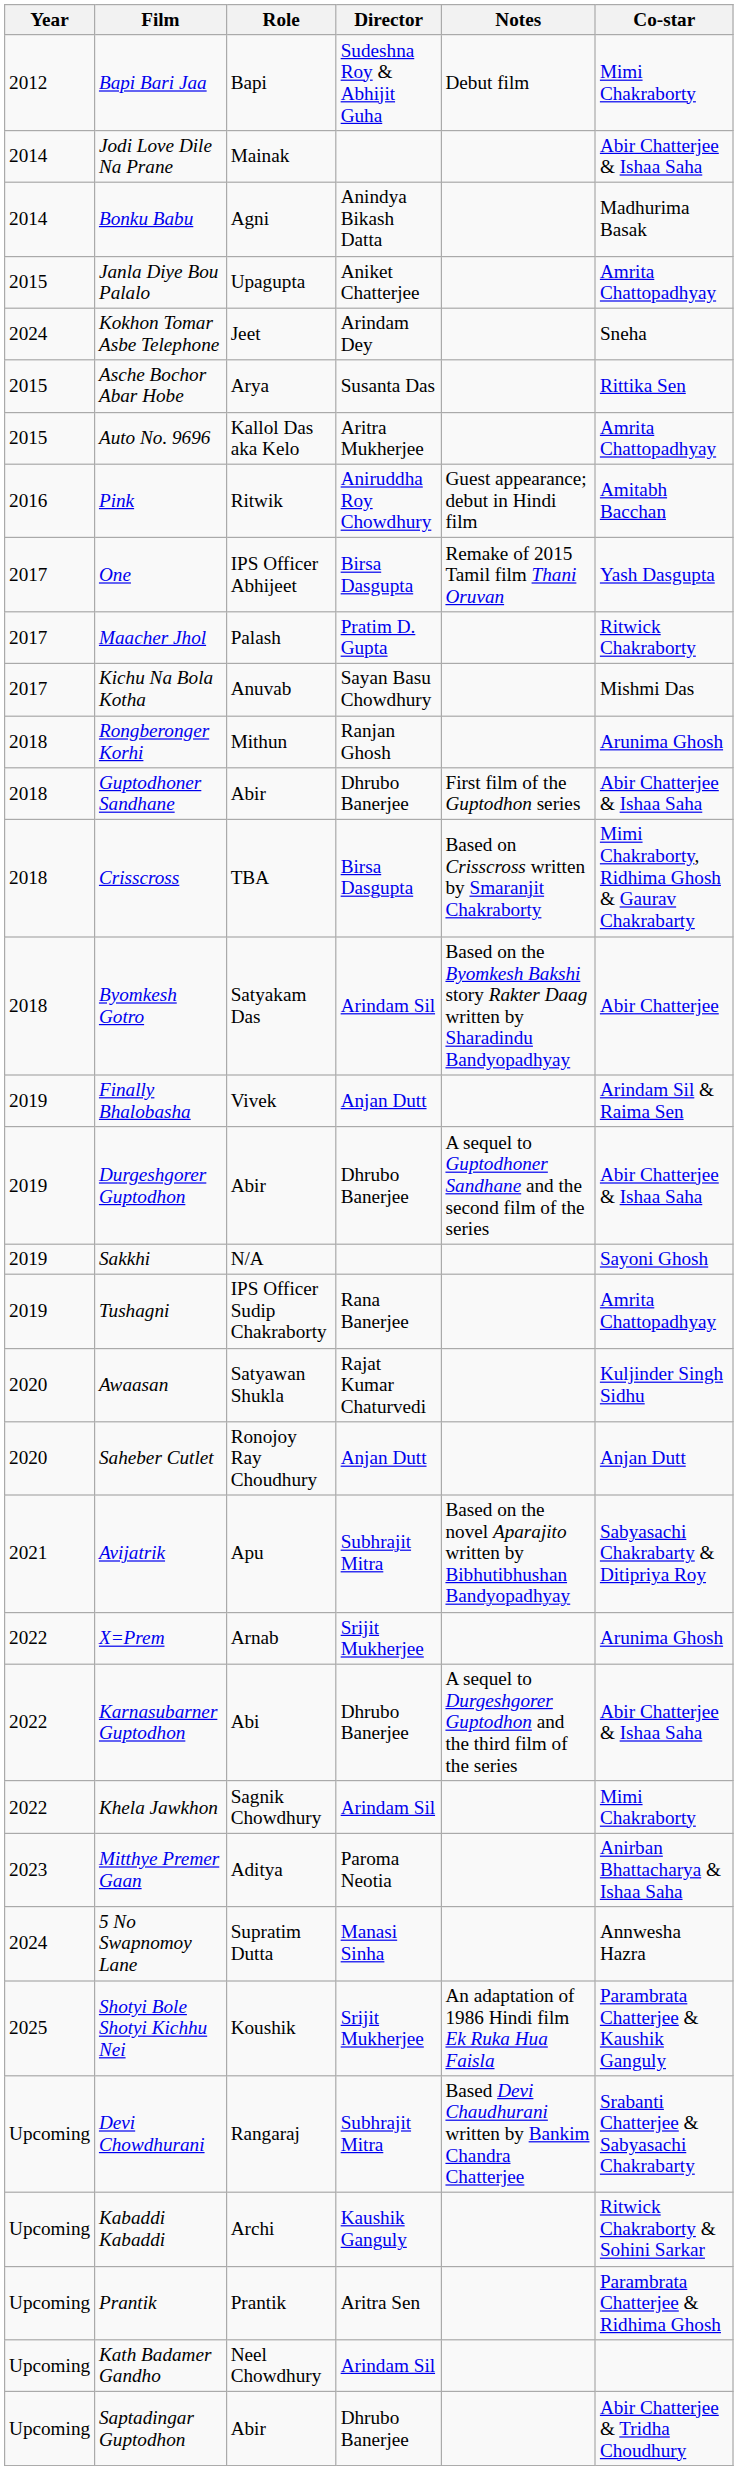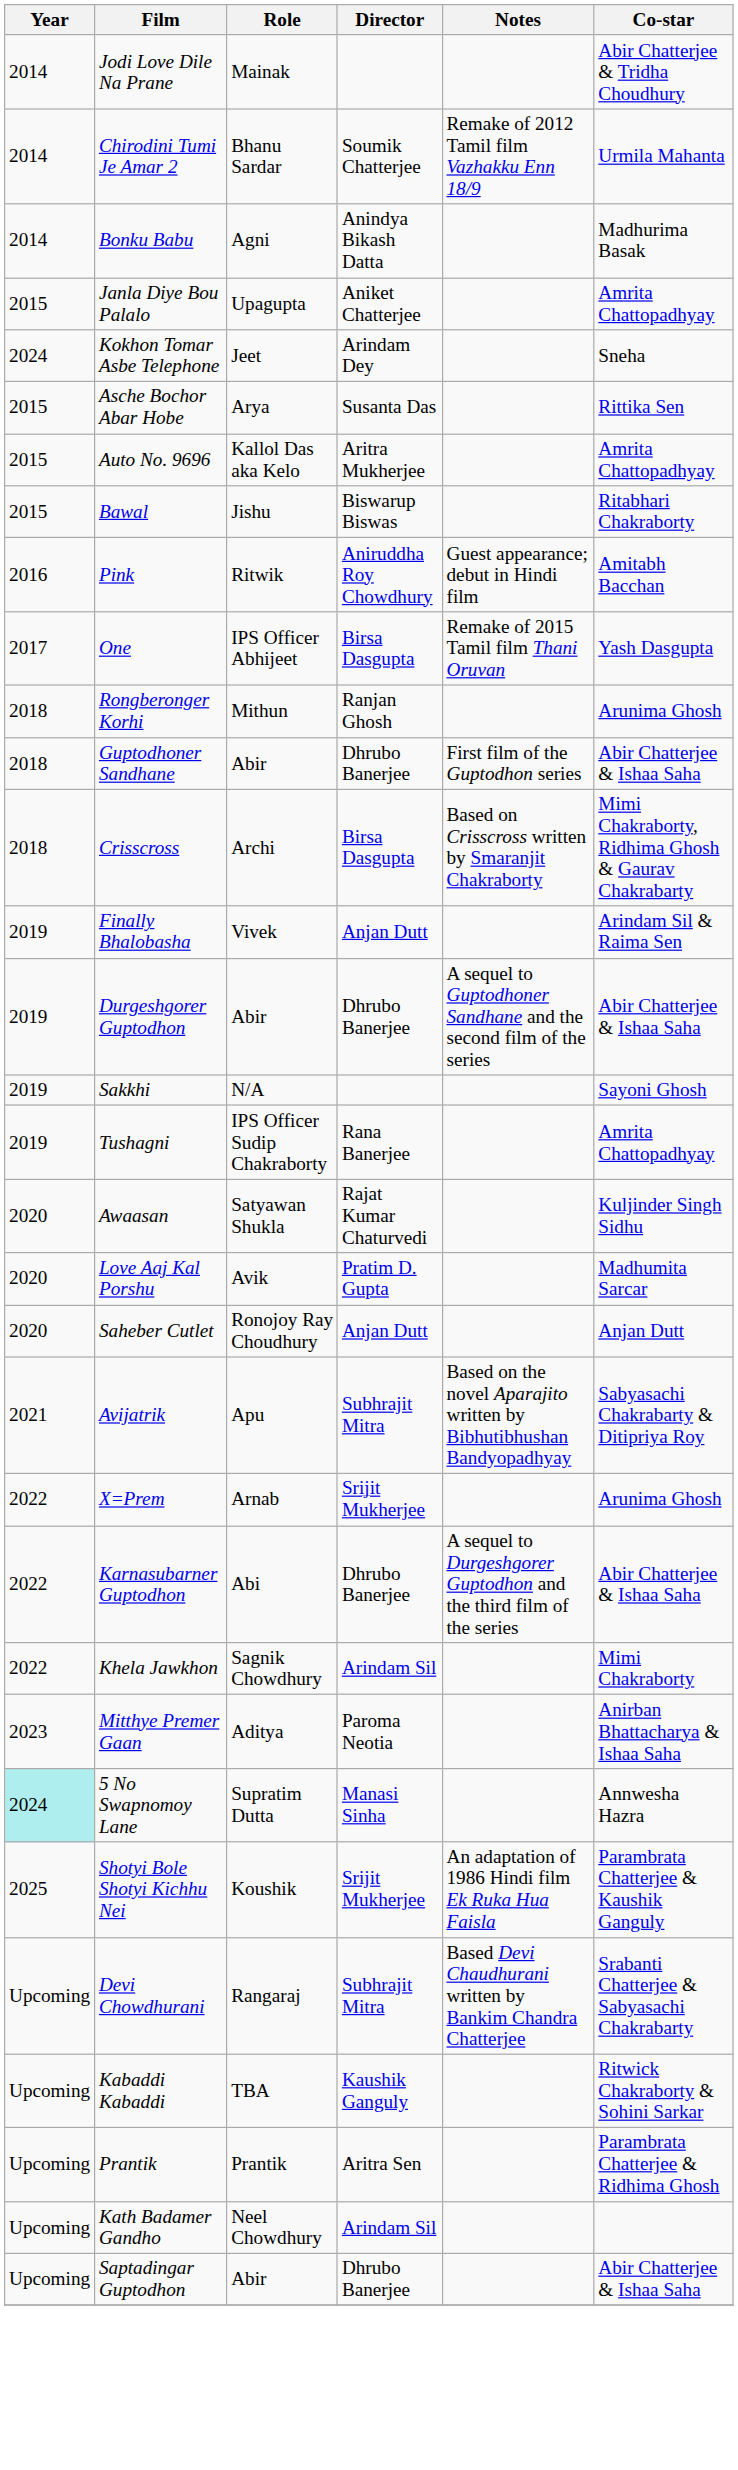- row: (153, 82)
(659, 156) Abir Chatterjee & Ishaa Saha -> (658, 71) Abir Chatterjee & Tridha Choudhury
+ row: (158, 156)
+ row: (123, 511)
- row: (153, 637)
- row: (156, 689)
(250, 878) TBA -> (253, 847) Archi
- row: (138, 1005)
+ row: (149, 1278)
(28, 1943) no background -> (28, 1805) paleturquoise background
(252, 2229) Archi -> (250, 2090) TBA
(659, 2428) Abir Chatterjee & Tridha Choudhury -> (658, 2279) Abir Chatterjee & Ishaa Saha
